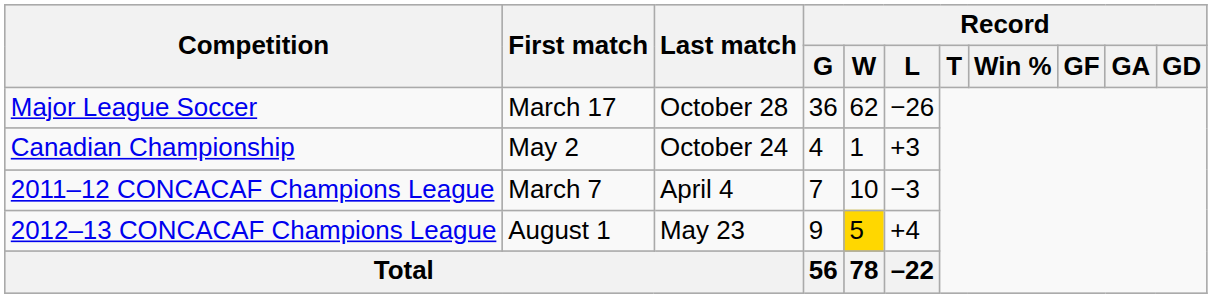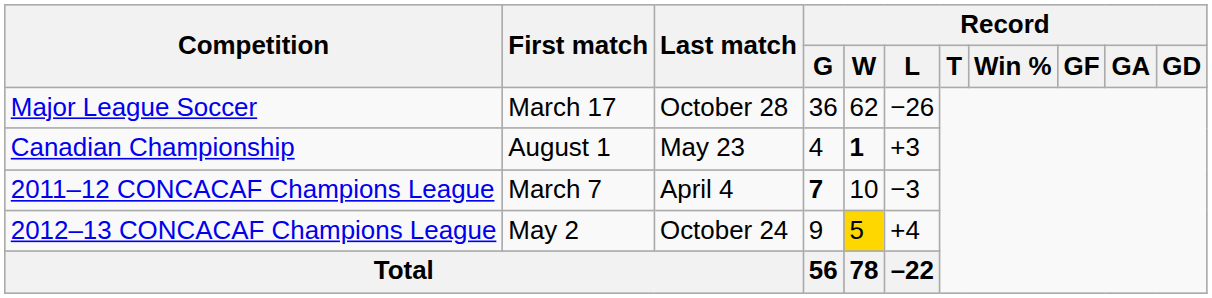(544, 148) May 2 -> (559, 148) August 1
(724, 148) October 24 -> (702, 148) May 23
(857, 148) normal -> (857, 148) bold
(816, 189) normal -> (816, 189) bold
(559, 230) August 1 -> (544, 230) May 2
(702, 230) May 23 -> (724, 230) October 24
